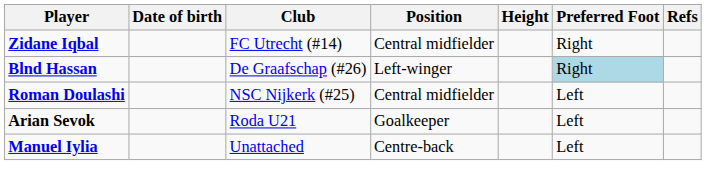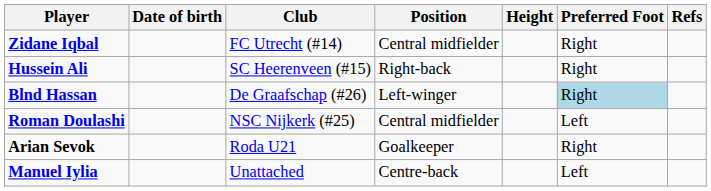+ row: (48, 69)
(570, 120) Left -> (579, 146) Right
